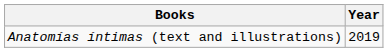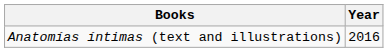(364, 37) 2019 -> (364, 37) 2016
